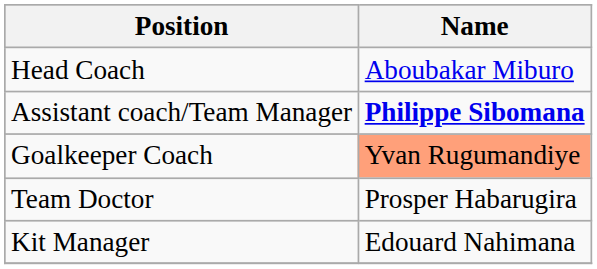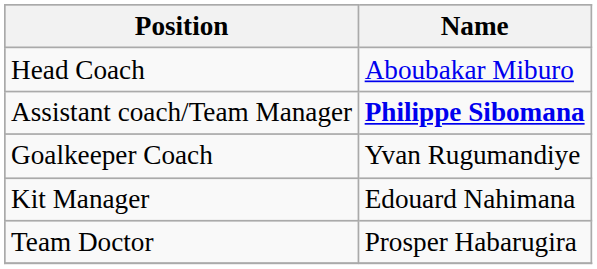(472, 155) lightsalmon background -> (472, 155) no background
rows swapped: (80, 241) <-> (82, 198)
